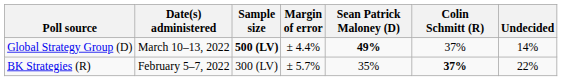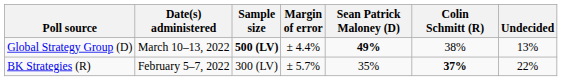(455, 47) 37% -> (455, 47) 38%
(528, 47) 14% -> (528, 47) 13%
